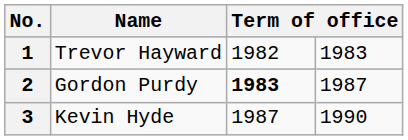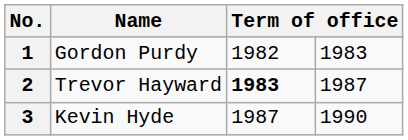(138, 53) Trevor Hayward -> (126, 53) Gordon Purdy
(126, 86) Gordon Purdy -> (138, 86) Trevor Hayward
